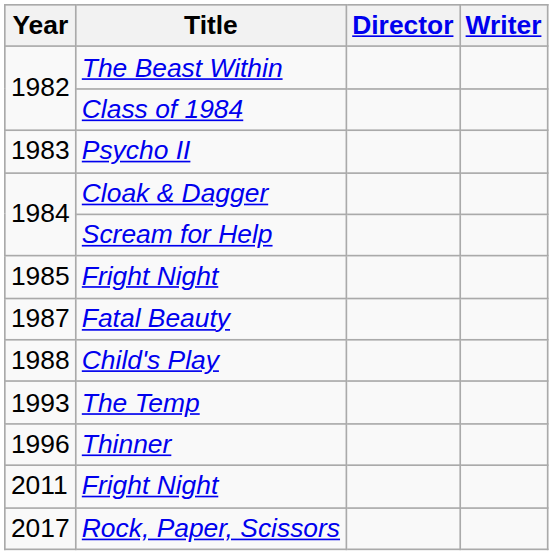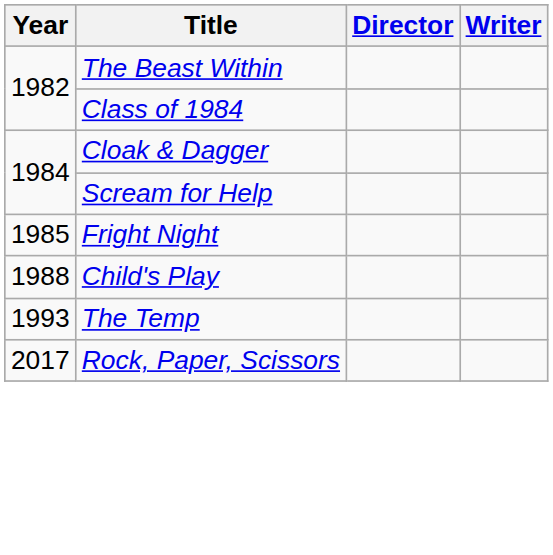- row: (40, 151)
- row: (40, 318)
- row: (40, 444)
- row: (39, 485)
